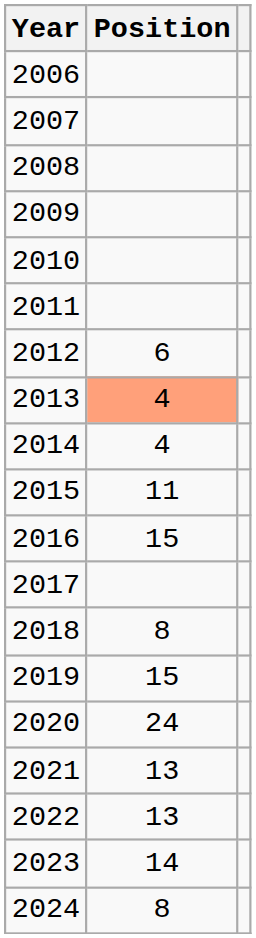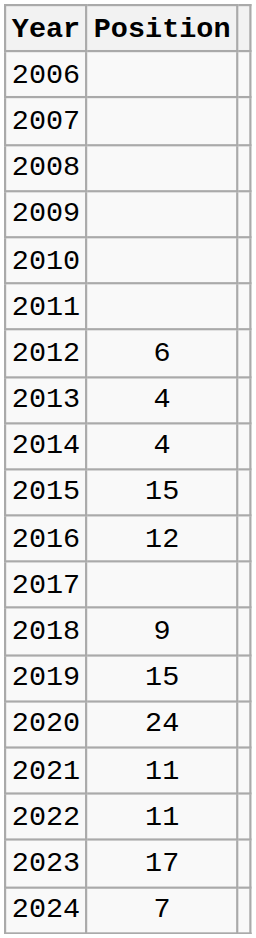(162, 400) lightsalmon background -> (162, 400) no background
(162, 492) 11 -> (162, 492) 15
(162, 539) 15 -> (162, 539) 12
(162, 632) 8 -> (162, 632) 9
(162, 771) 13 -> (162, 771) 11
(162, 817) 13 -> (162, 817) 11
(162, 864) 14 -> (162, 864) 17
(162, 910) 8 -> (162, 910) 7
